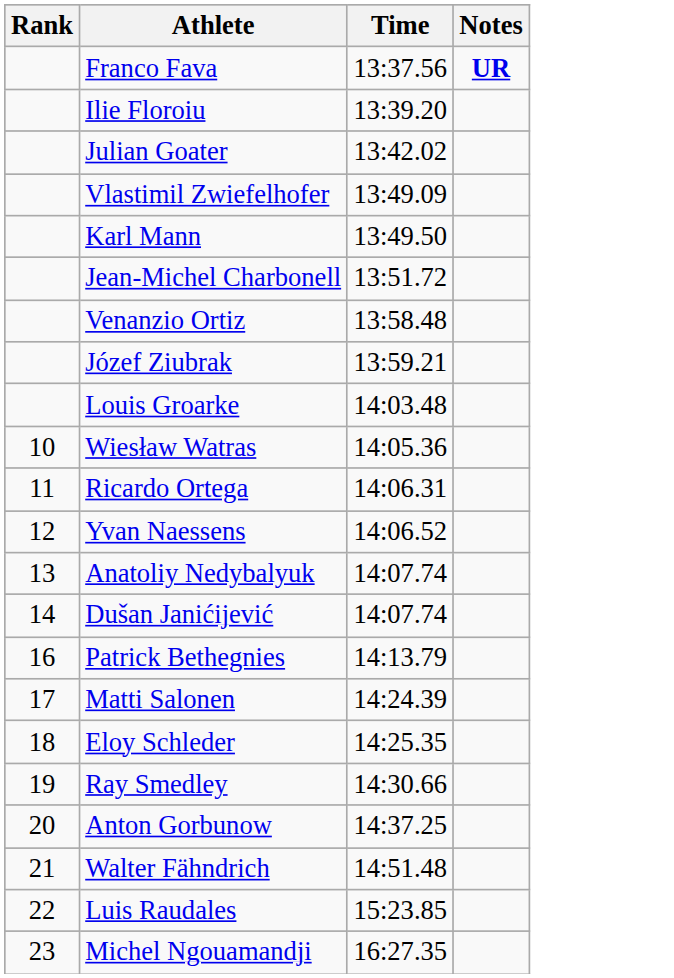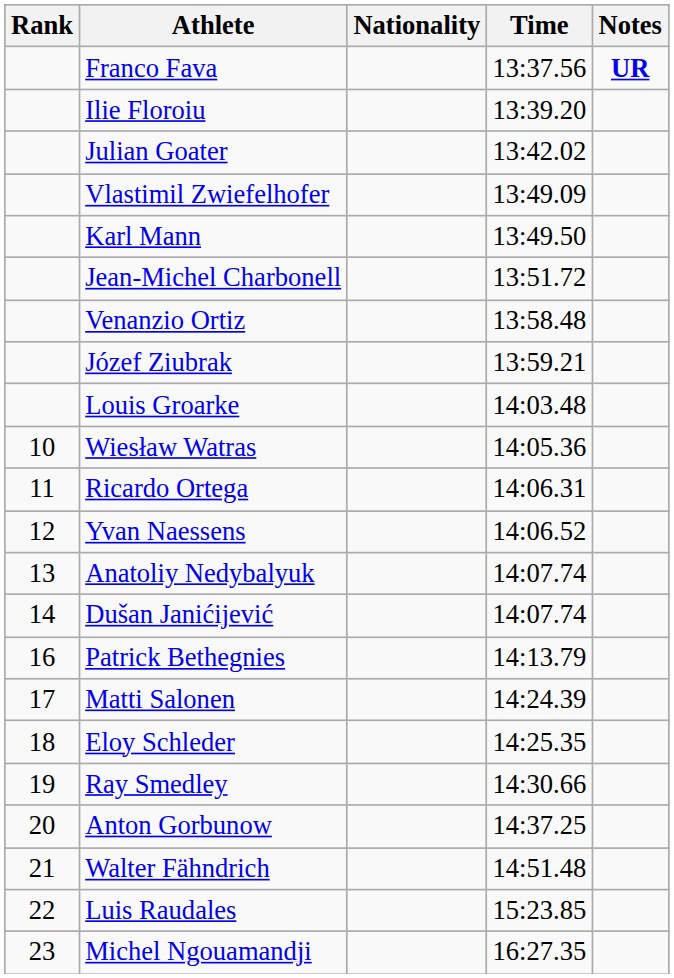+ column: (417, 25)
